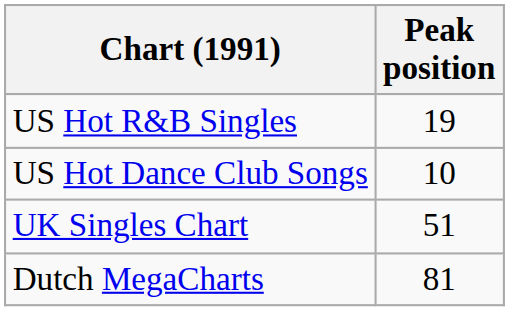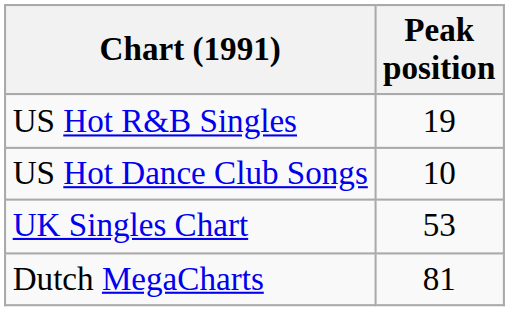(439, 225) 51 -> (439, 225) 53
